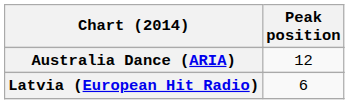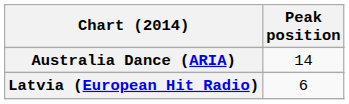(303, 60) 12 -> (303, 60) 14
